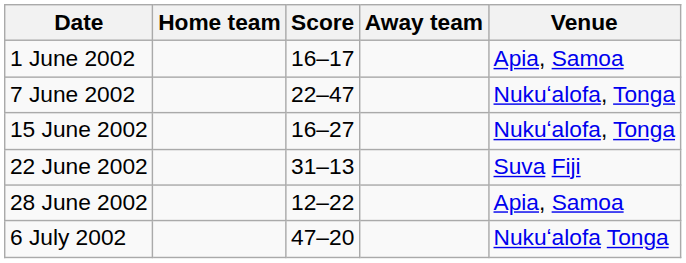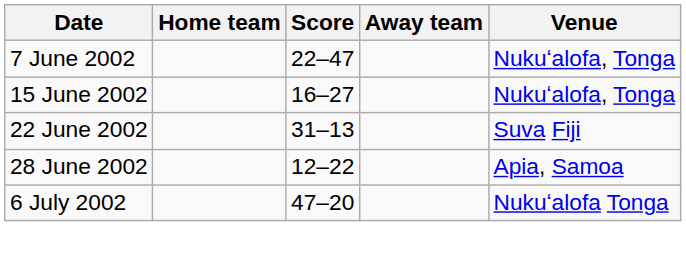- row: (72, 58)
